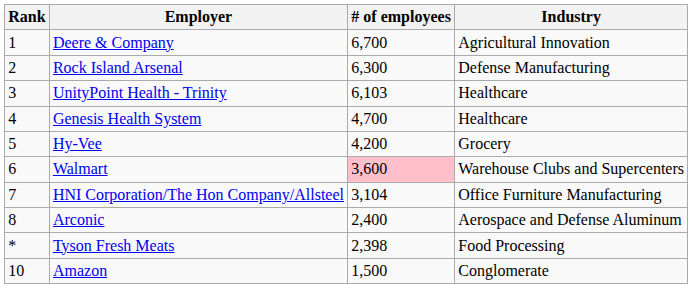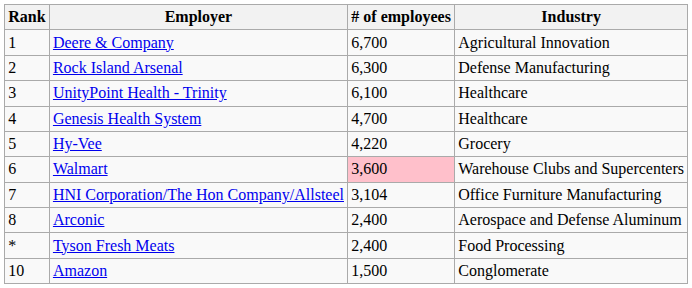(369, 93) 6,103 -> (369, 93) 6,100
(369, 144) 4,200 -> (369, 144) 4,220
(369, 245) 2,398 -> (369, 245) 2,400
